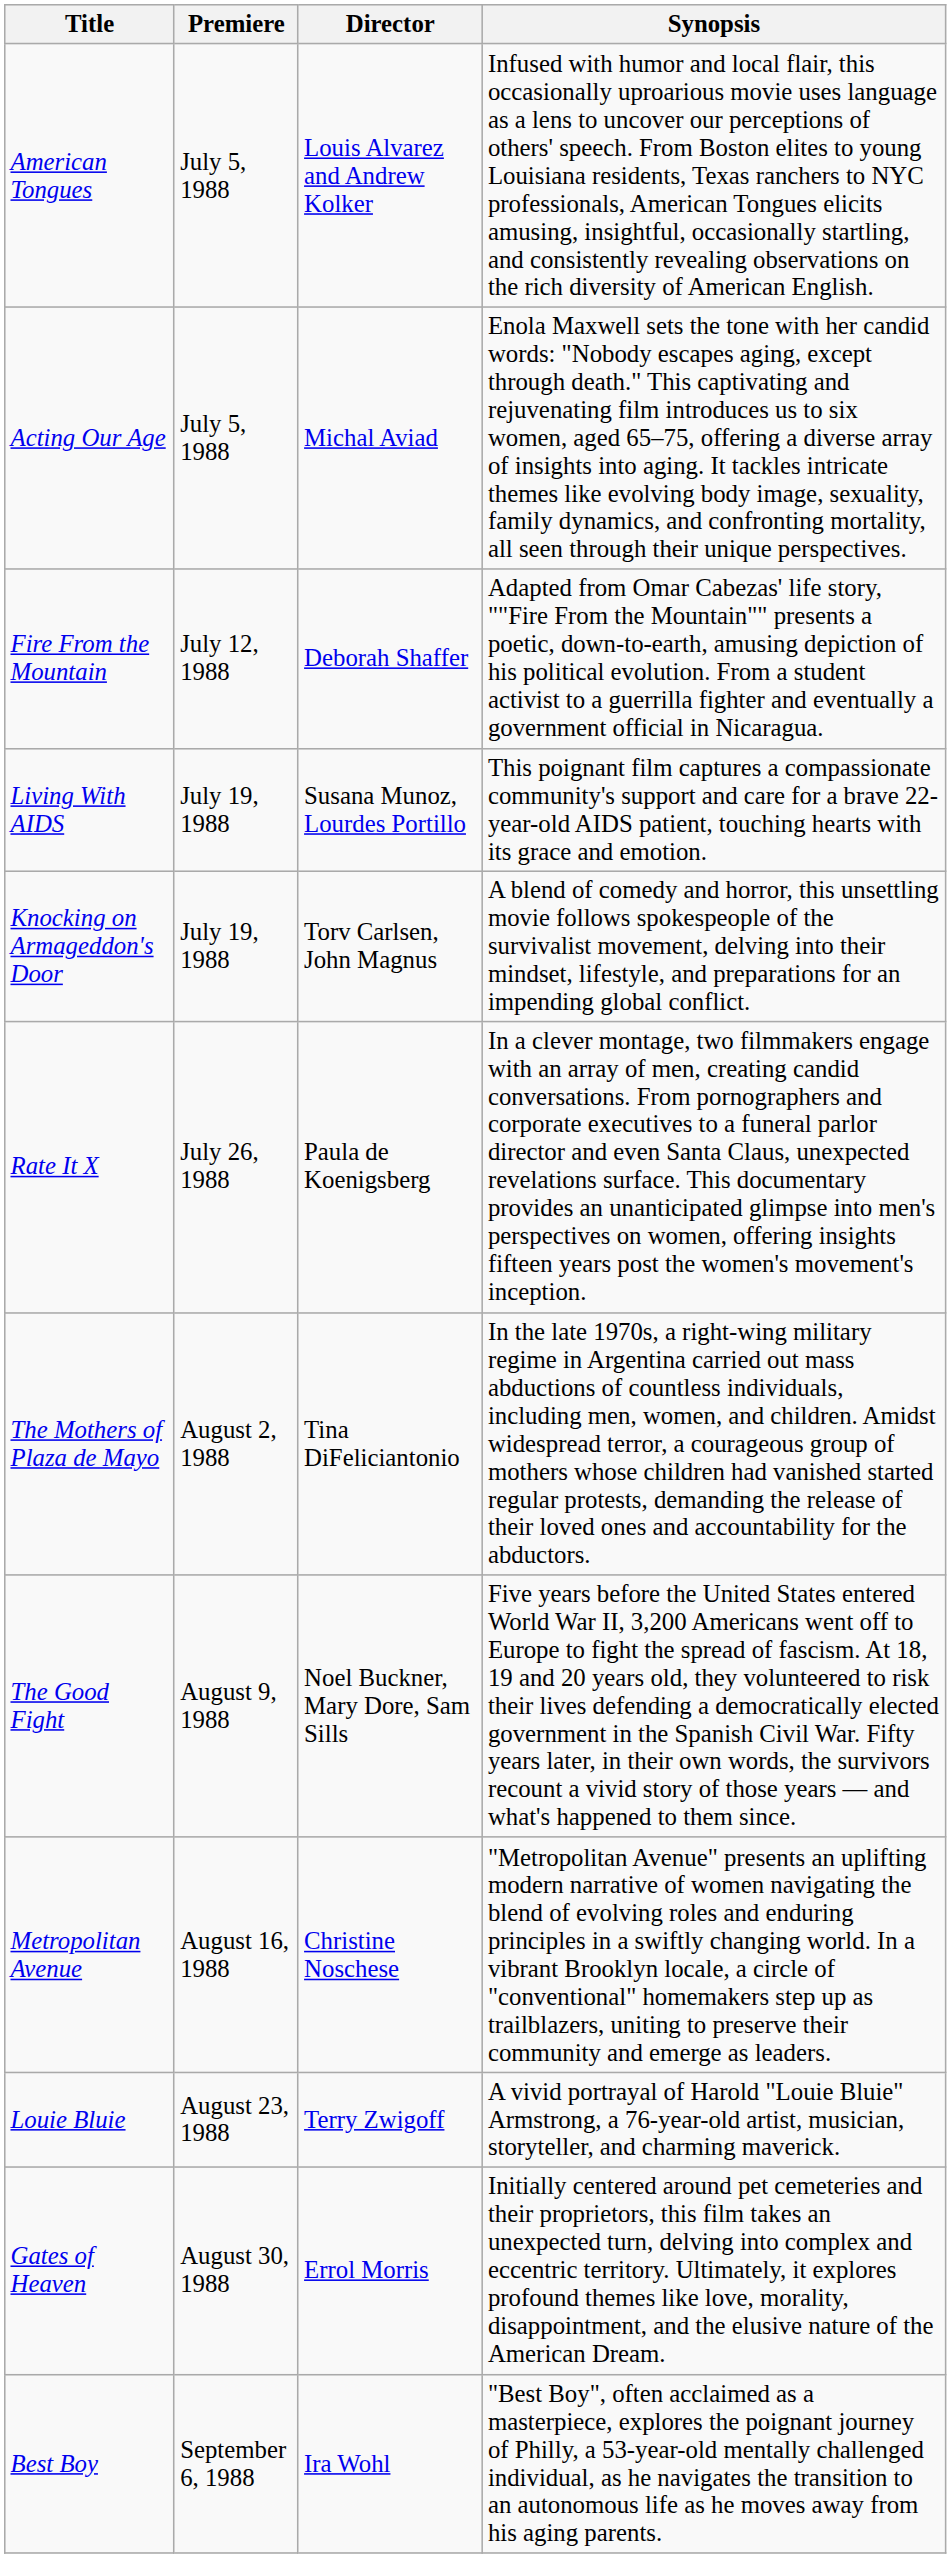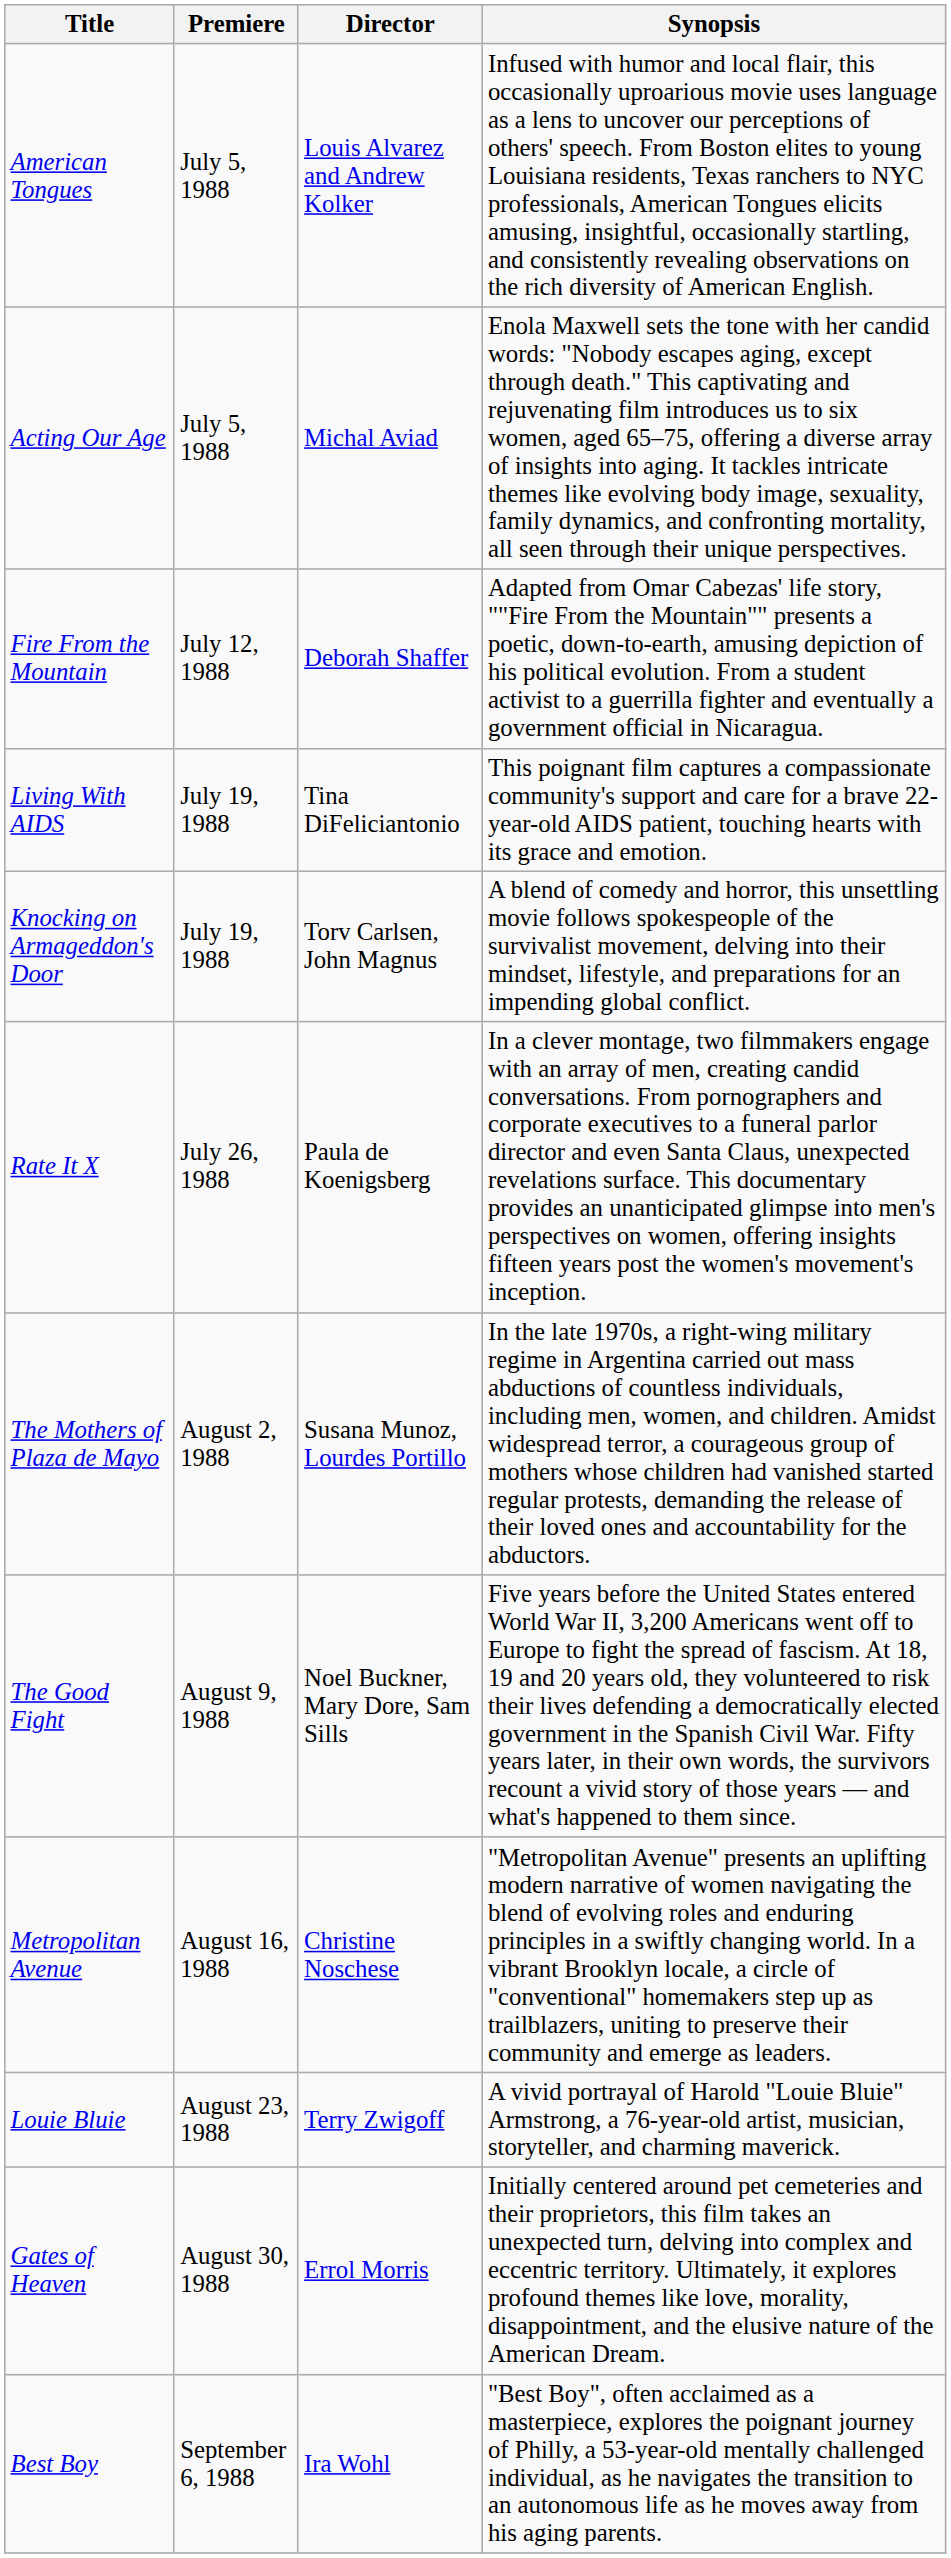(385, 809) Susana Munoz, Lourdes Portillo -> (382, 809) Tina DiFeliciantonio
(382, 1443) Tina DiFeliciantonio -> (385, 1443) Susana Munoz, Lourdes Portillo
